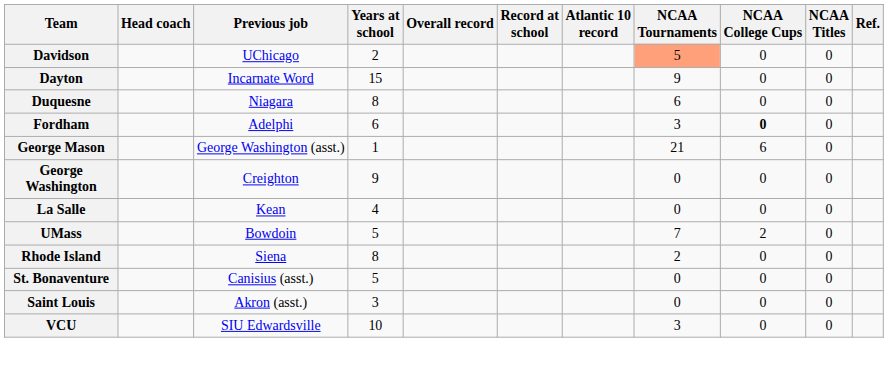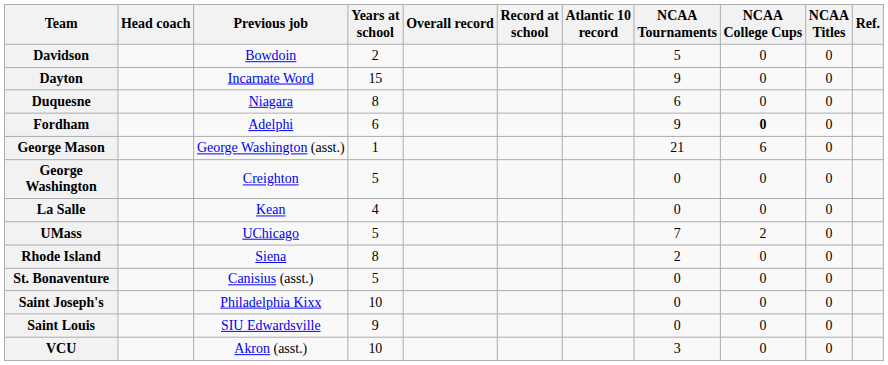(271, 55) UChicago -> (271, 55) Bowdoin
(677, 55) lightsalmon background -> (677, 55) no background
(677, 125) 3 -> (677, 125) 9
(375, 179) 9 -> (375, 179) 5
(271, 233) Bowdoin -> (271, 233) UChicago
+ row: (61, 302)
(271, 302) Akron (asst.) -> (271, 325) SIU Edwardsville
(375, 302) 3 -> (375, 325) 9
(271, 325) SIU Edwardsville -> (271, 348) Akron (asst.)
